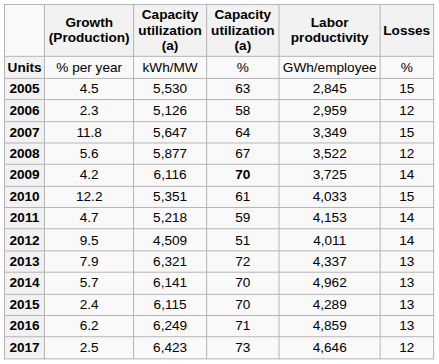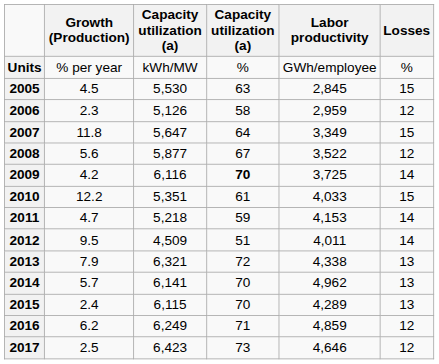(330, 261) 4,337 -> (330, 261) 4,338
(407, 326) 13 -> (407, 326) 12
